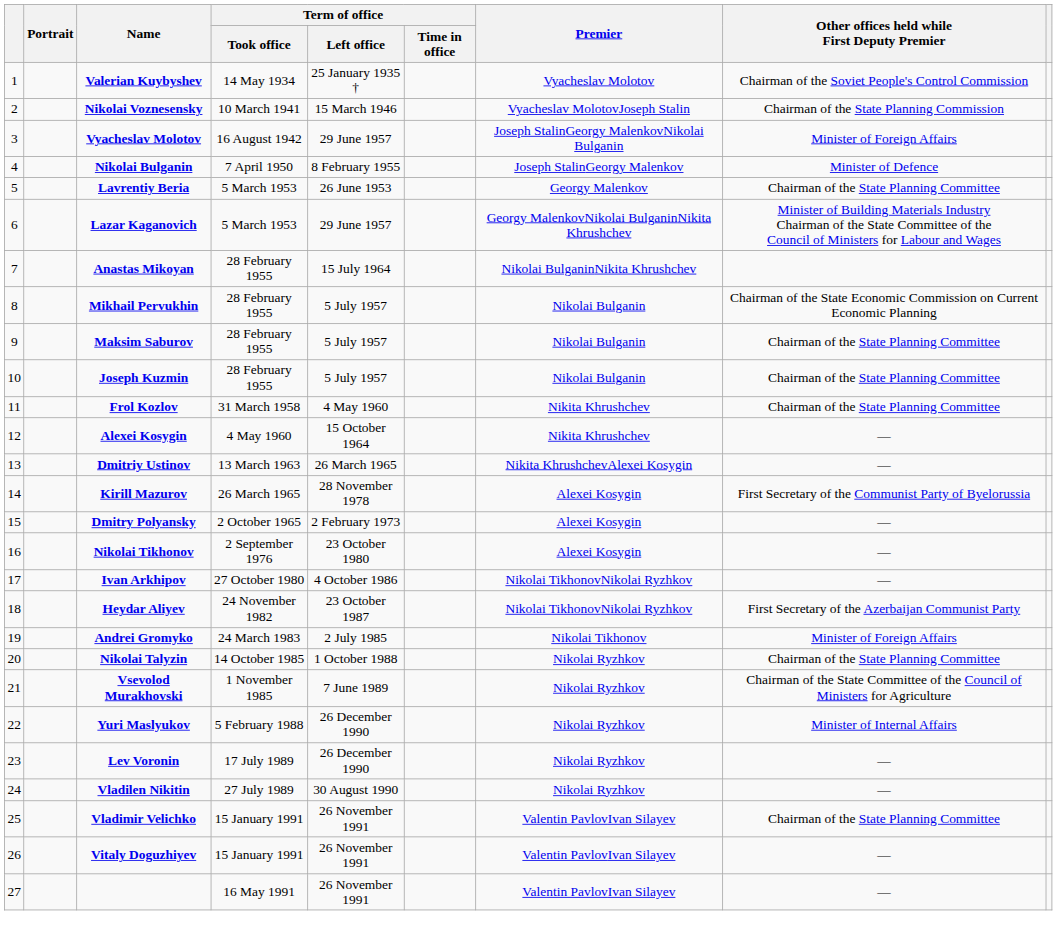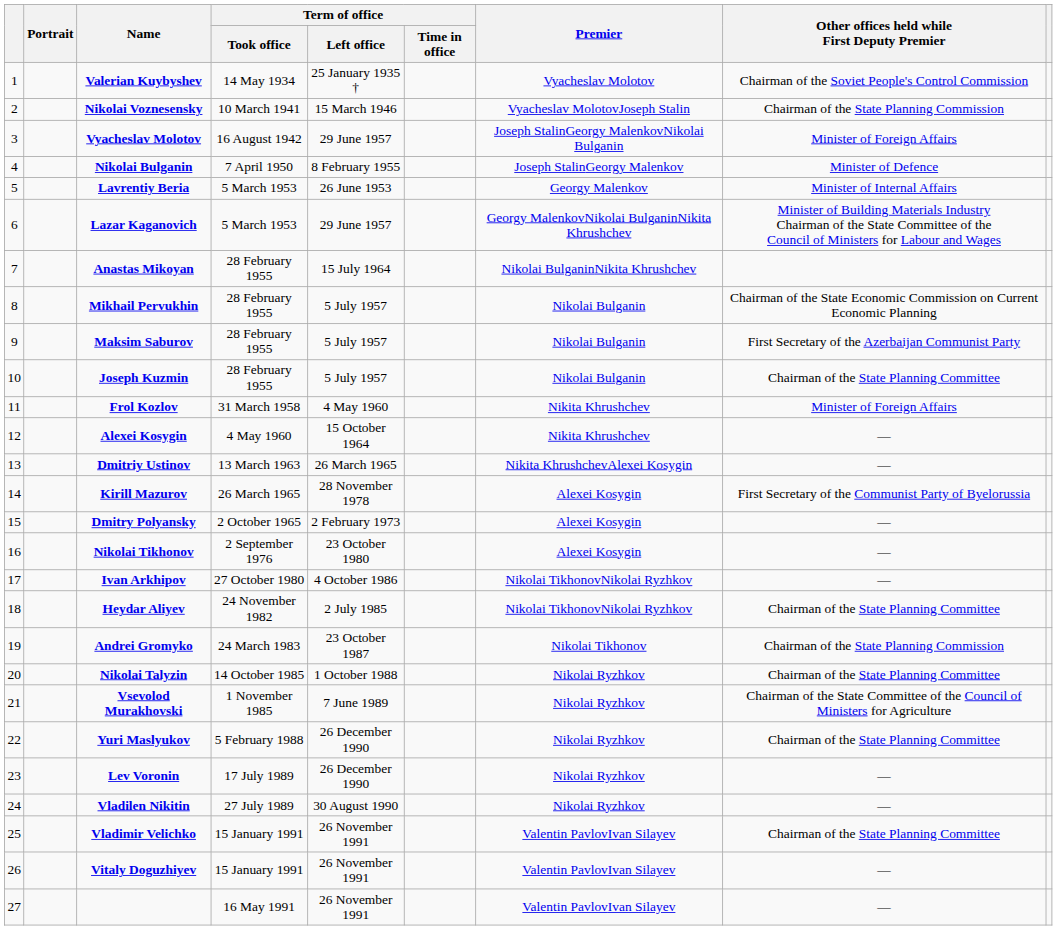(884, 188) Chairman of the State Planning Committee -> (884, 188) Minister of Internal Affairs
(884, 341) Chairman of the State Planning Committee -> (884, 341) First Secretary of the Azerbaijan Communist Party
(884, 407) Chairman of the State Planning Committee -> (884, 407) Minister of Foreign Affairs
(356, 609) 23 October 1987 -> (356, 609) 2 July 1985
(884, 609) First Secretary of the Azerbaijan Communist Party -> (884, 609) Chairman of the State Planning Committee
(356, 638) 2 July 1985 -> (356, 645) 23 October 1987
(884, 638) Minister of Foreign Affairs -> (884, 645) Chairman of the State Planning Commission
(884, 724) Minister of Internal Affairs -> (884, 739) Chairman of the State Planning Committee
